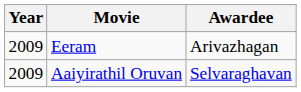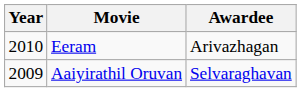(26, 45) 2009 -> (26, 45) 2010
